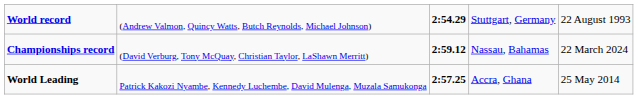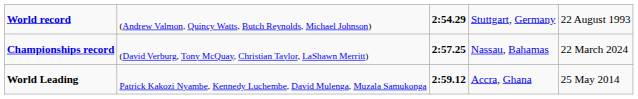(449, 49) 2:59.12 -> (449, 49) 2:57.25
(449, 79) 2:57.25 -> (449, 79) 2:59.12
